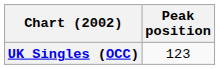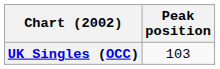(178, 54) 123 -> (178, 54) 103
